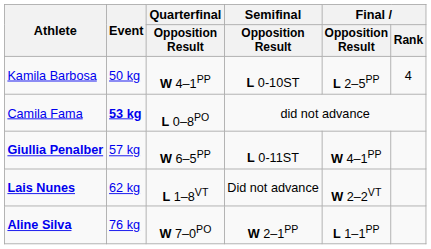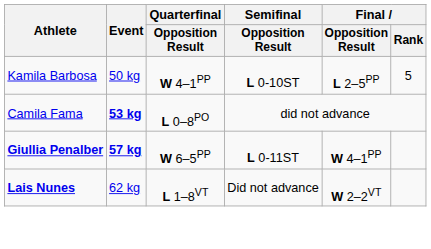(408, 76) 4 -> (408, 76) 5
(125, 151) normal -> (125, 151) bold
- row: (39, 225)
